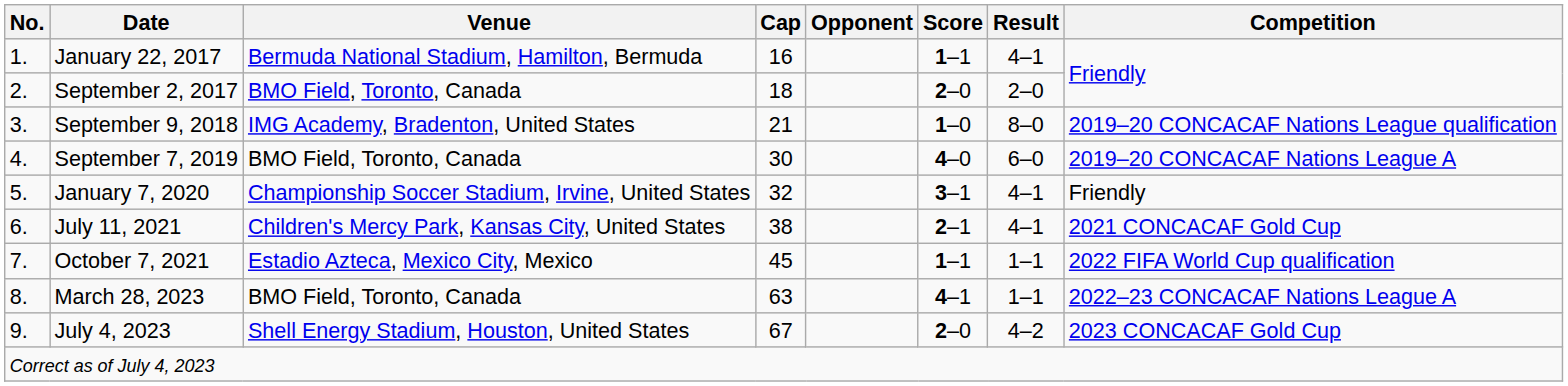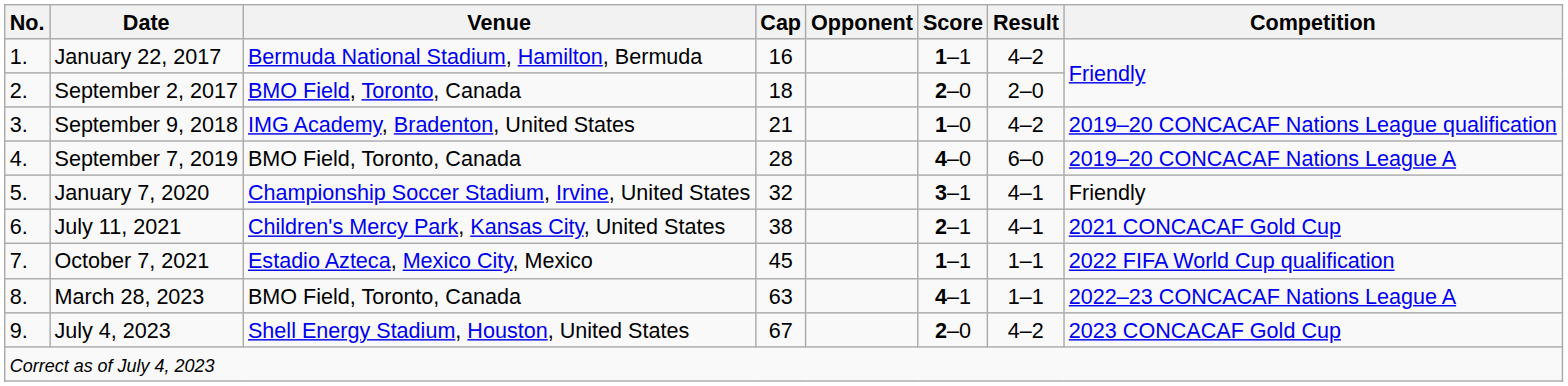(1026, 56) 4–1 -> (1026, 56) 4–2
(1026, 124) 8–0 -> (1026, 124) 4–2
(781, 159) 30 -> (781, 159) 28
